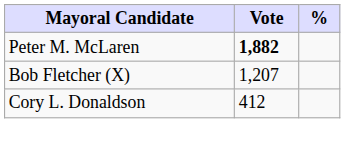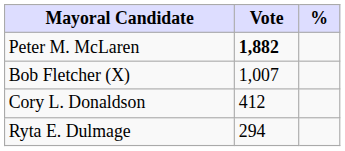(259, 74) 1,207 -> (259, 74) 1,007
+ row: (70, 131)
